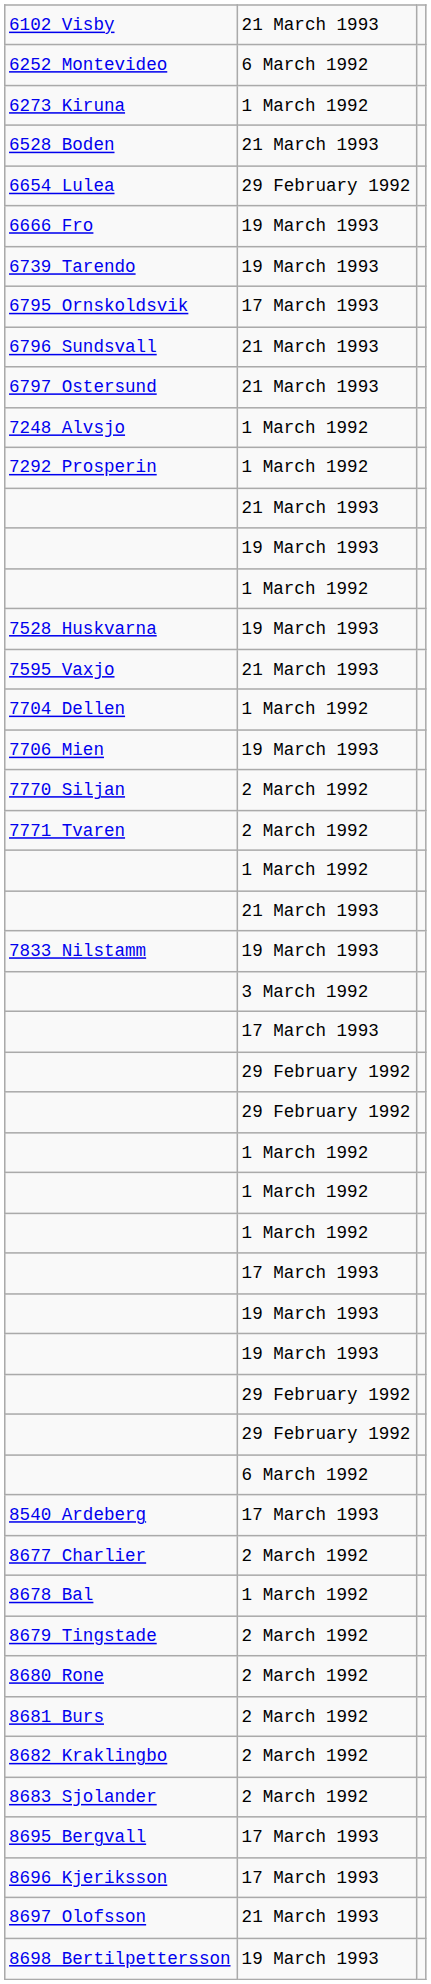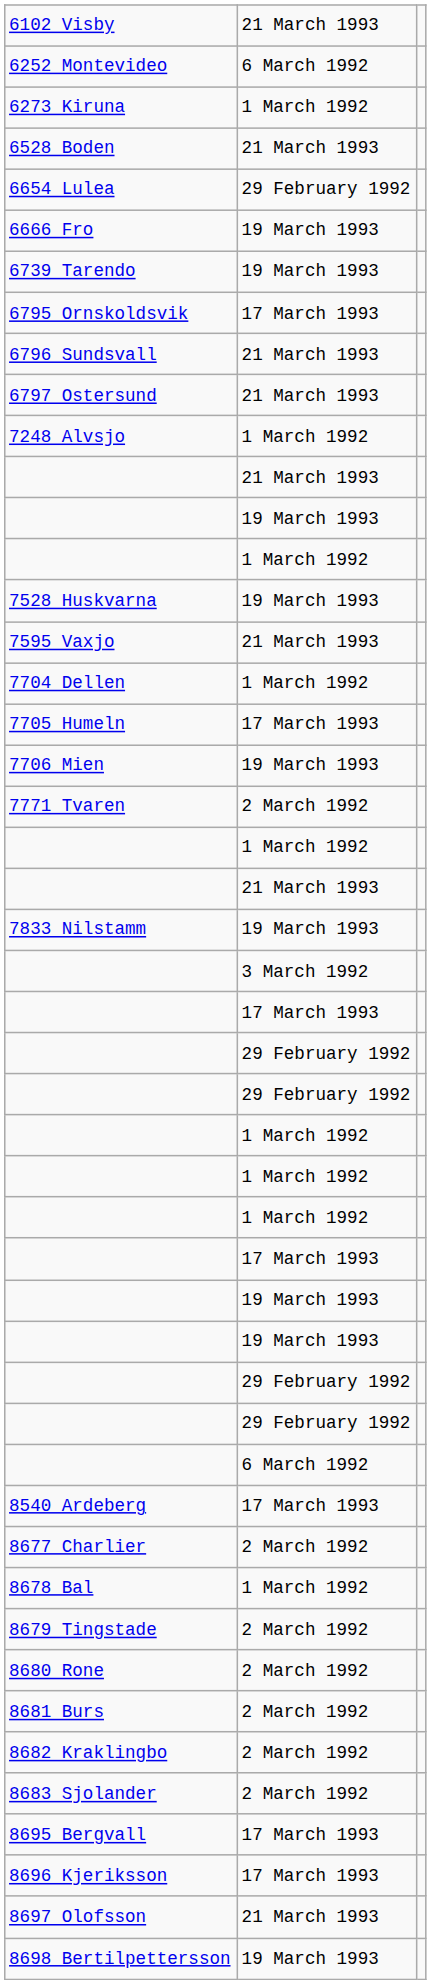- row: (83, 468)
+ row: (67, 724)
- row: (67, 790)
